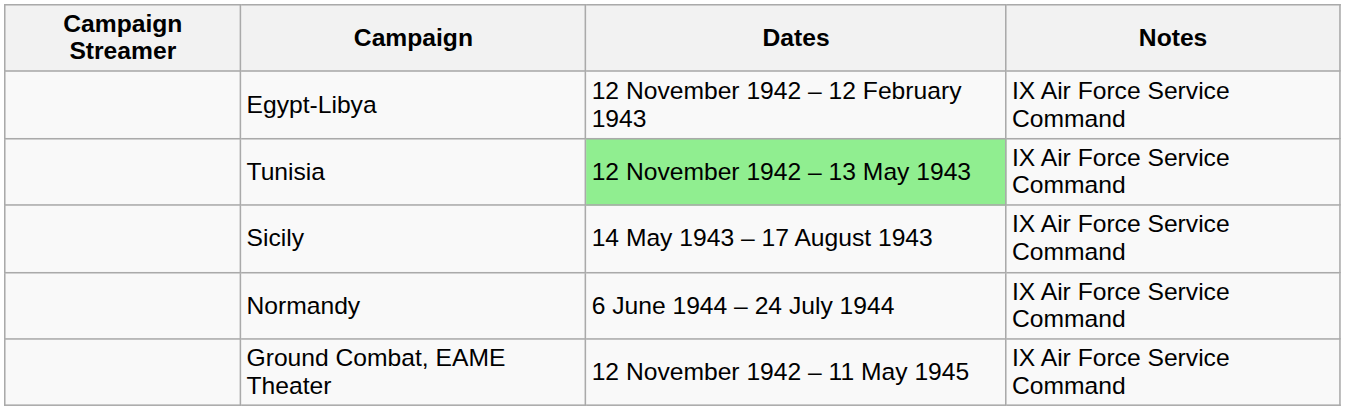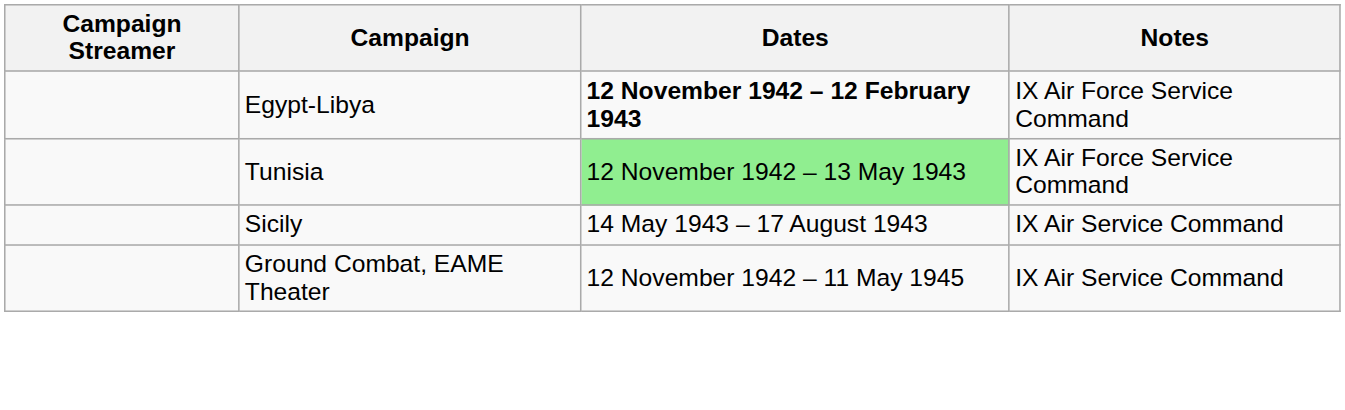(777, 104) normal -> (778, 104) bold
(1121, 238) IX Air Force Service Command -> (1149, 224) IX Air Service Command
- row: (303, 305)
(1121, 371) IX Air Force Service Command -> (1149, 277) IX Air Service Command
